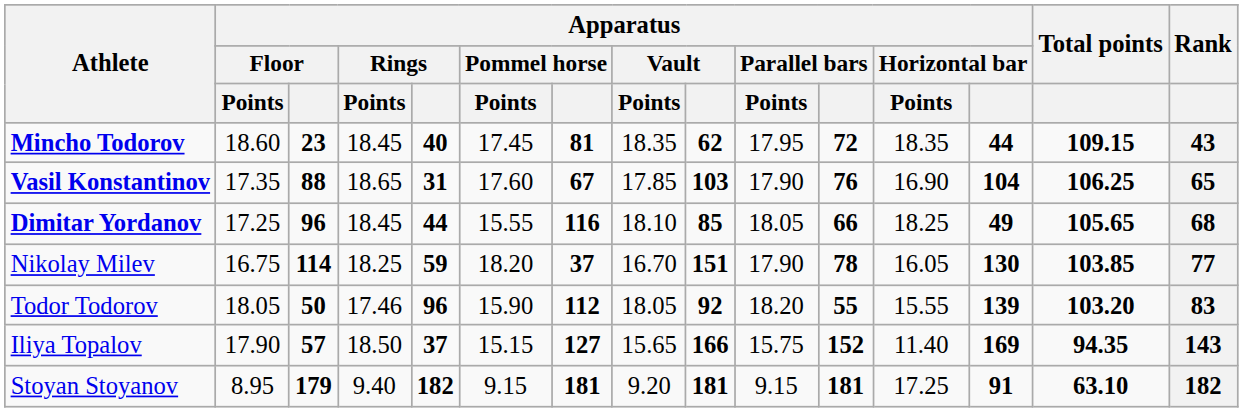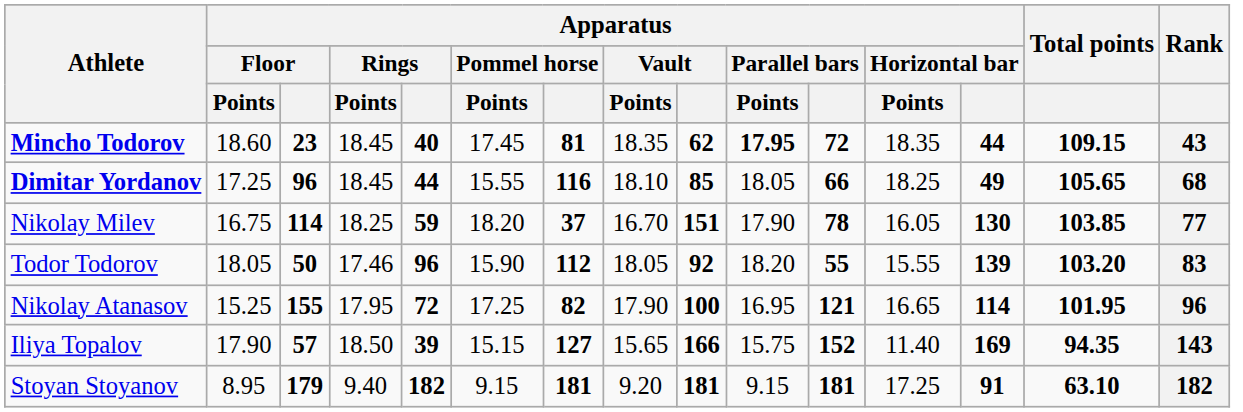(776, 142) normal -> (767, 142) bold
- row: (110, 183)
+ row: (99, 305)
(435, 345) 37 -> (426, 345) 39
